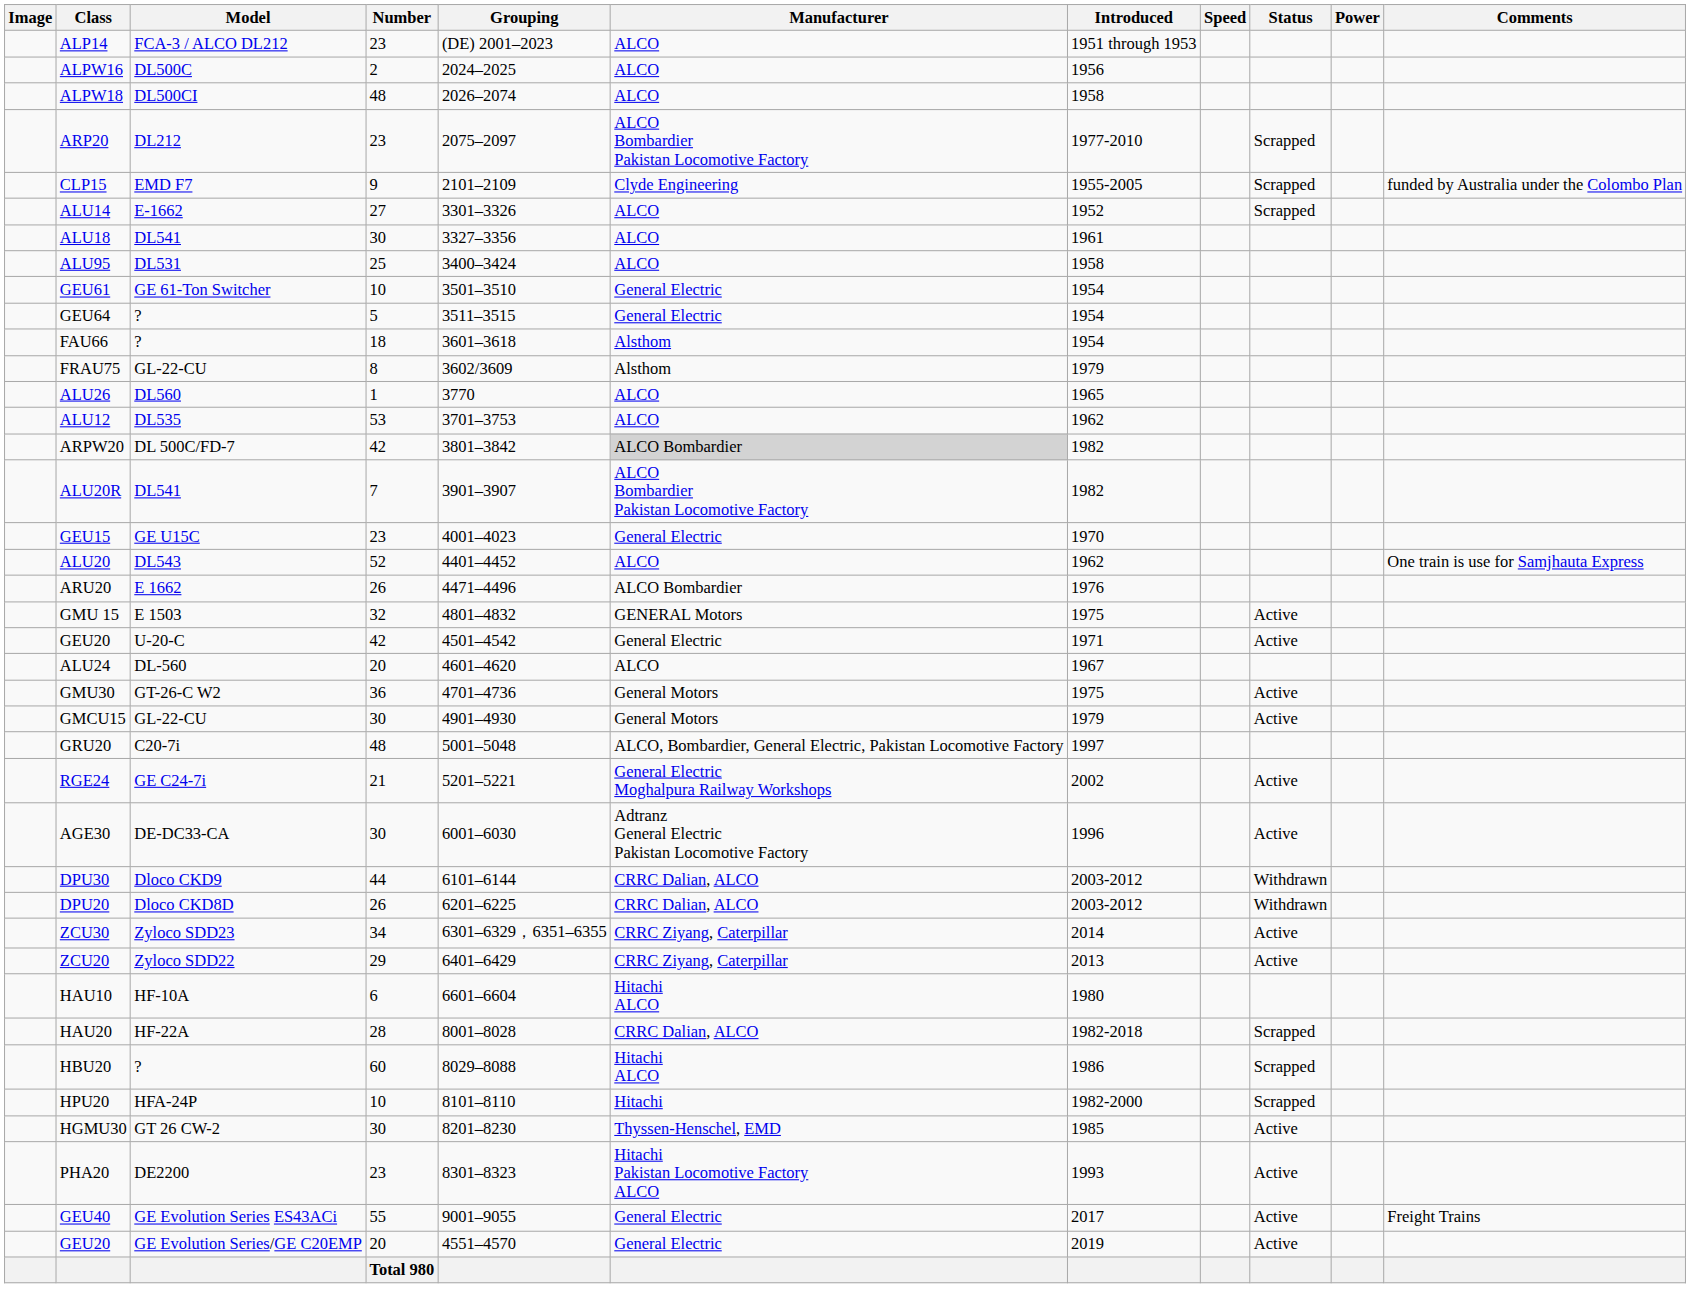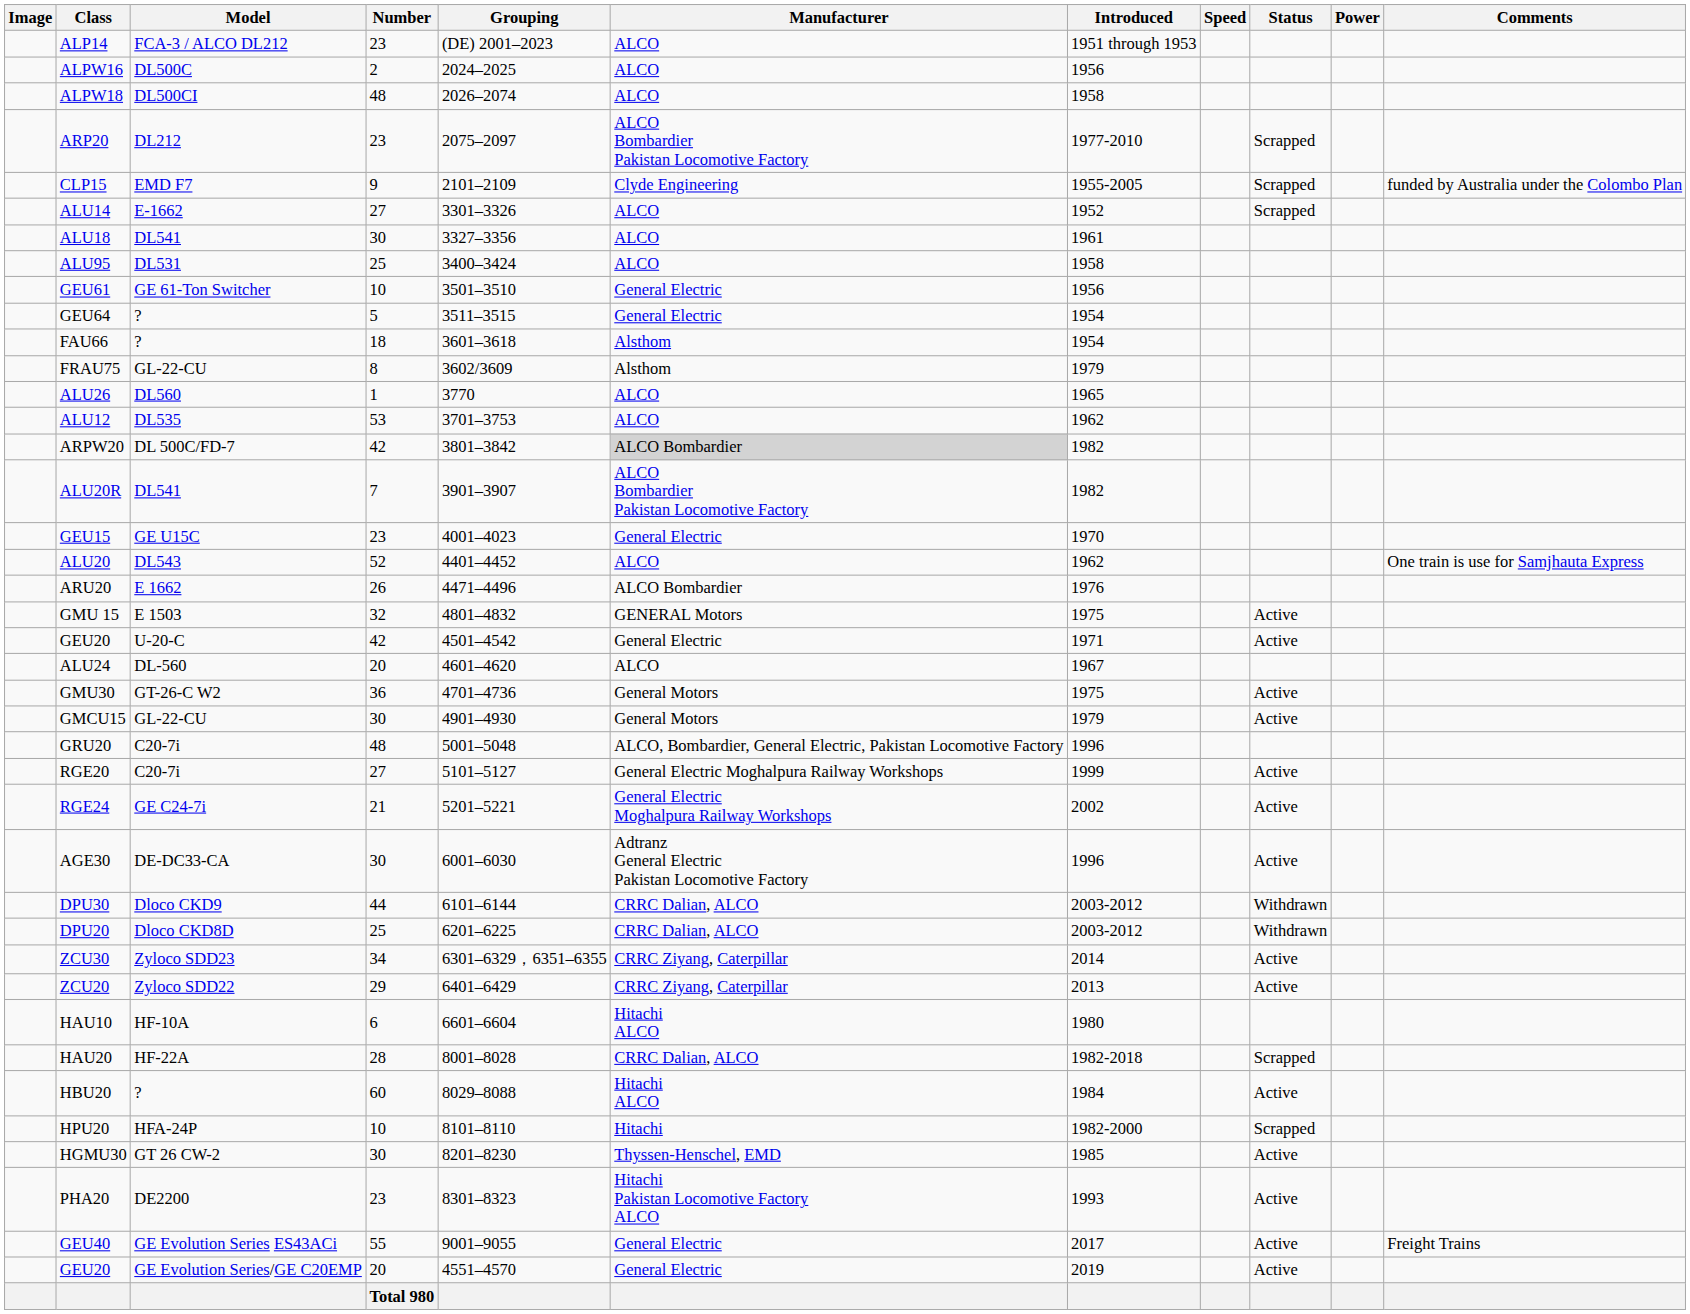(1088, 289) 1954 -> (1088, 289) 1956
(1088, 745) 1997 -> (1088, 745) 1996
+ row: (85, 771)
(378, 905) 26 -> (378, 931) 25
(1088, 1066) 1986 -> (1088, 1093) 1984
(1284, 1066) Scrapped -> (1276, 1093) Active
